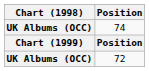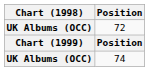rows swapped: (120, 58) <-> (120, 28)
